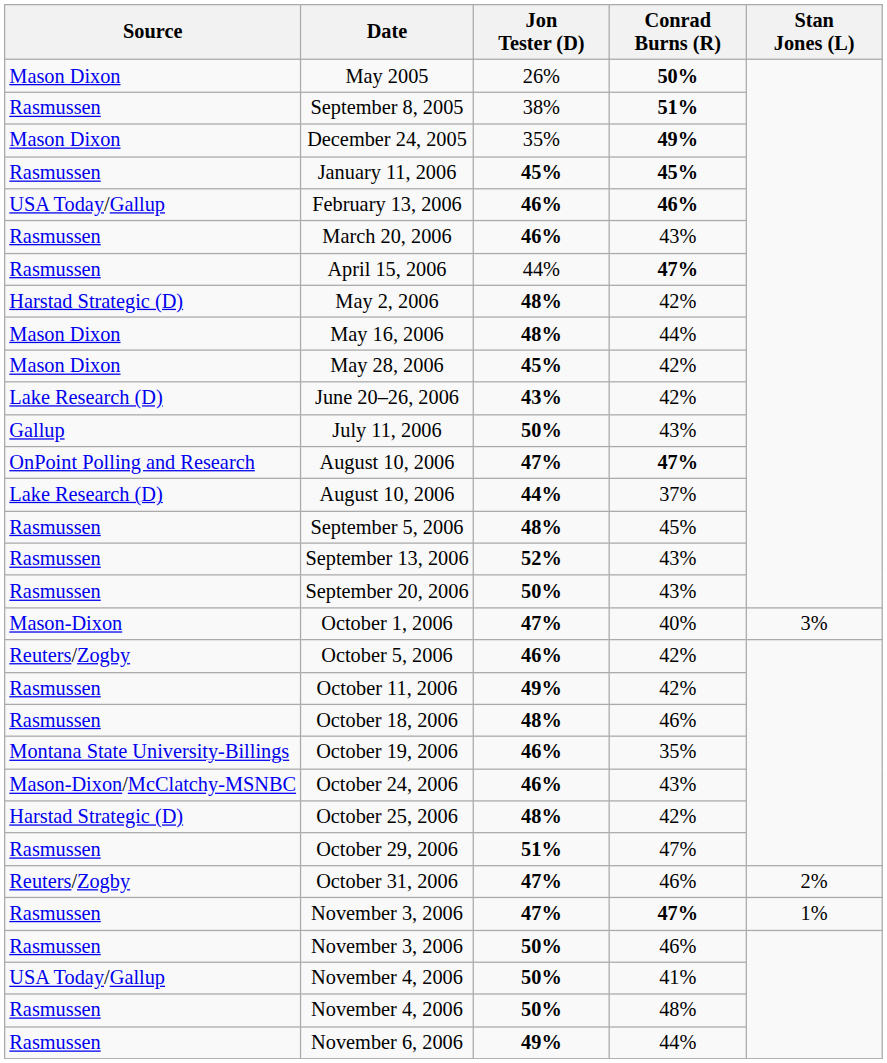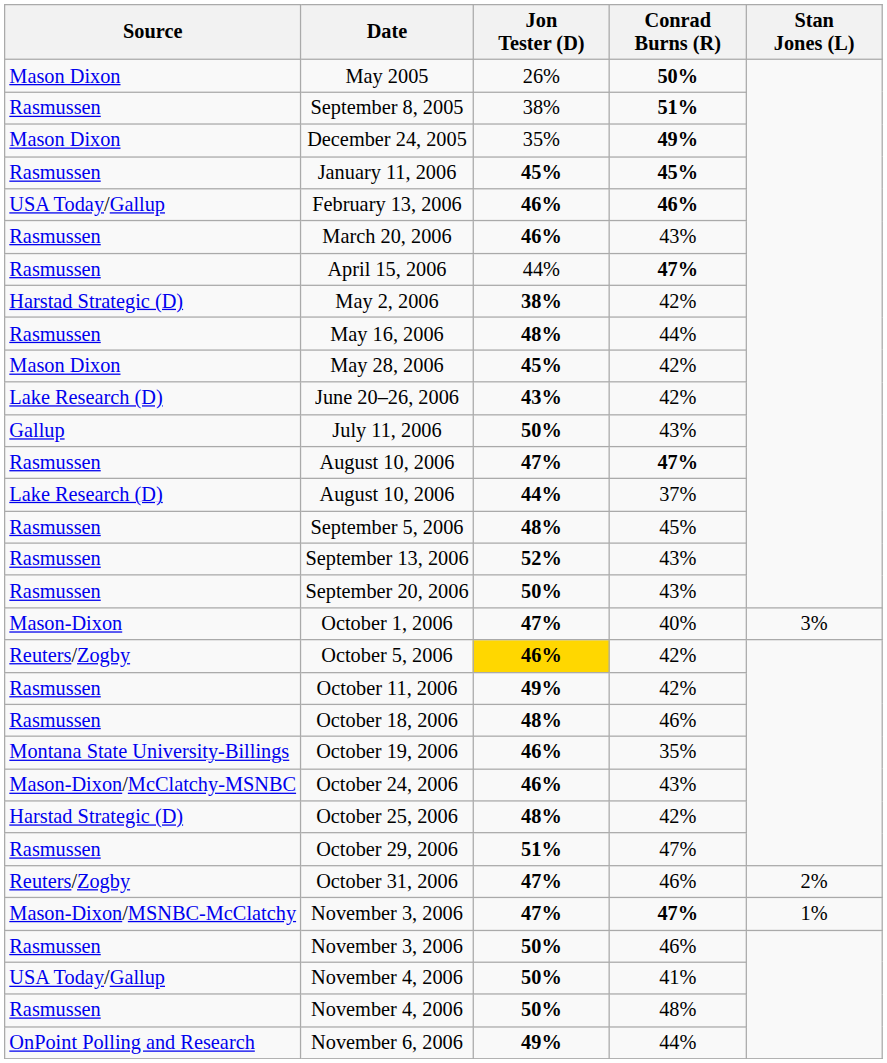(541, 301) 48% -> (541, 301) 38%
(65, 333) Mason Dixon -> (55, 333) Rasmussen
(132, 462) OnPoint Polling and Research -> (55, 462) Rasmussen
(541, 655) no background -> (541, 655) gold background
(55, 913) Rasmussen -> (153, 913) Mason-Dixon/MSNBC-McClatchy
(55, 1042) Rasmussen -> (132, 1042) OnPoint Polling and Research
